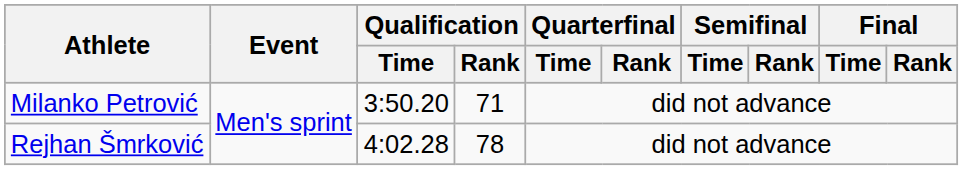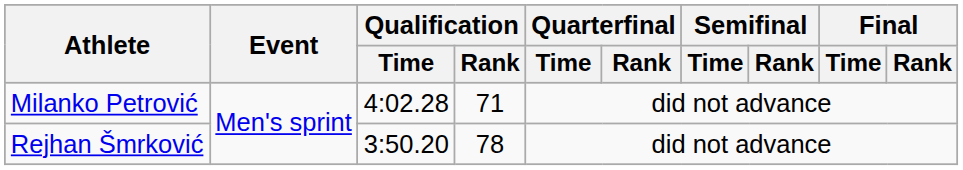(406, 104) 3:50.20 -> (406, 104) 4:02.28
(406, 144) 4:02.28 -> (406, 144) 3:50.20
